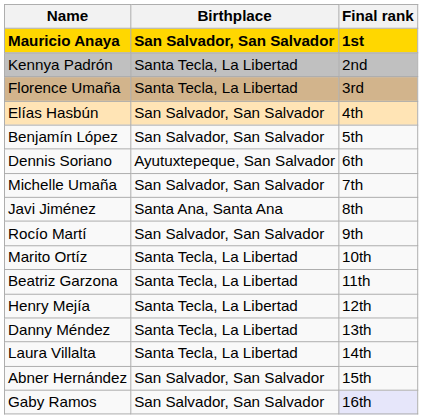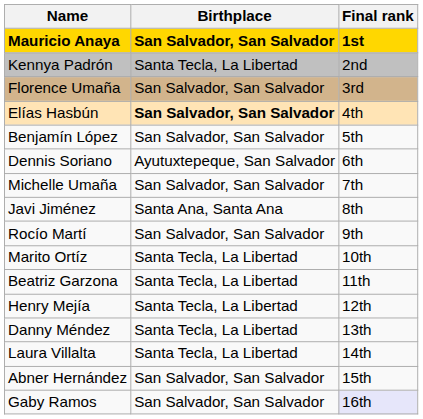(216, 88) Santa Tecla, La Libertad -> (229, 88) San Salvador, San Salvador
(229, 112) normal -> (234, 112) bold
